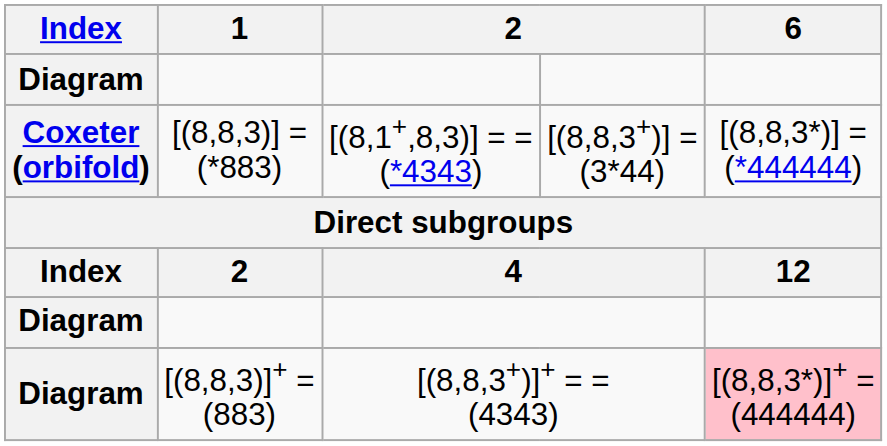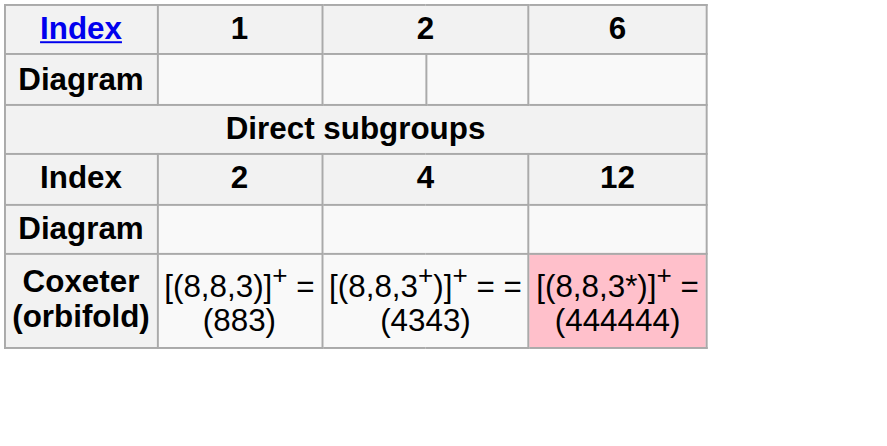- row: (239, 150)
(81, 393) Diagram -> (81, 299) Coxeter (orbifold)
